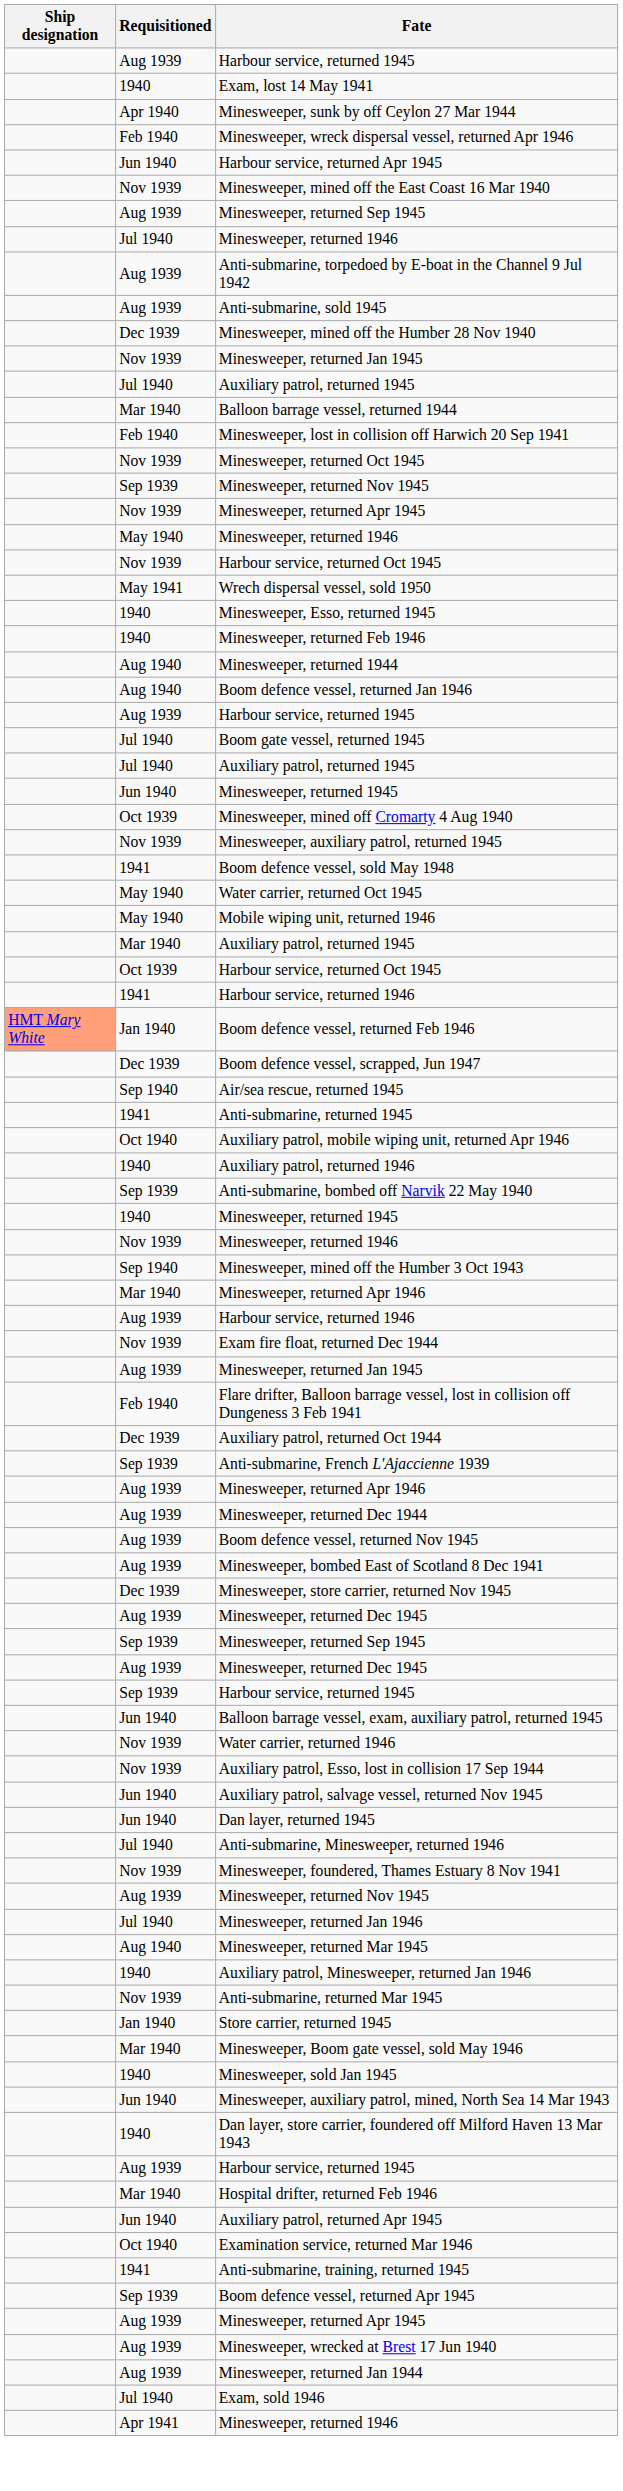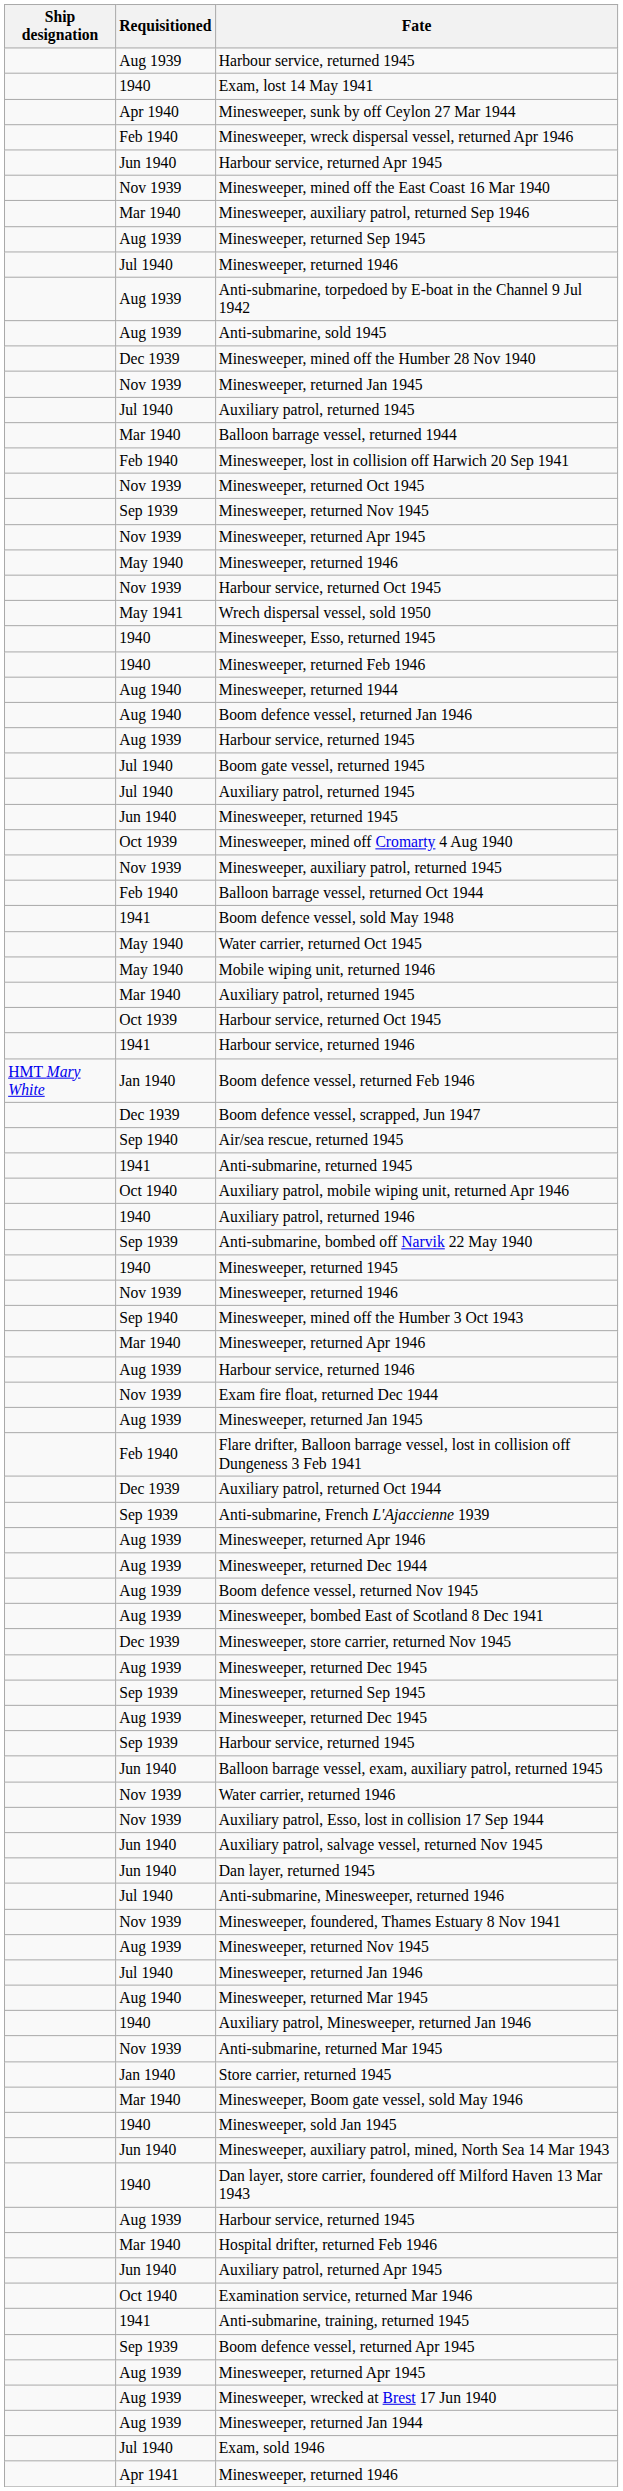+ row: (150, 212)
+ row: (149, 892)
(44, 1028) lightsalmon background -> (44, 1079) no background
